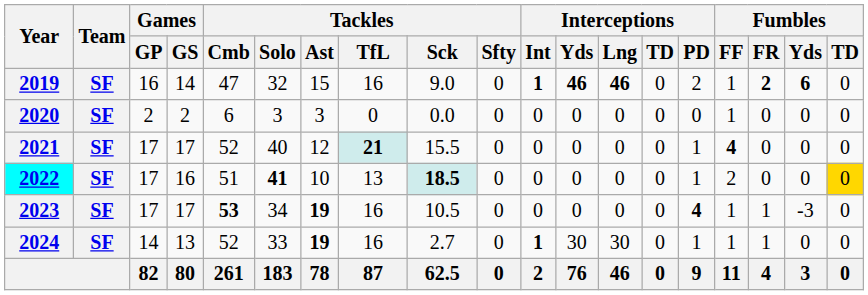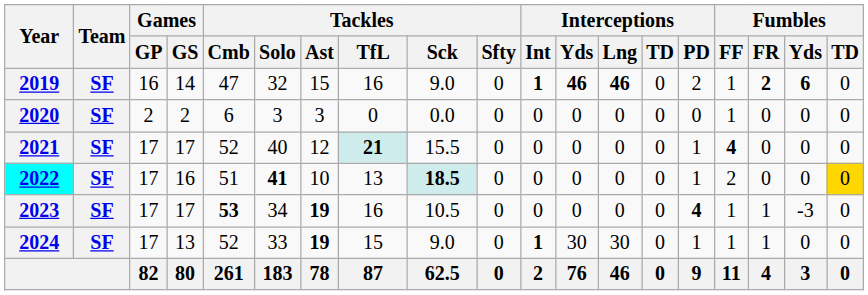(149, 242) 14 -> (149, 242) 17
(373, 242) 16 -> (373, 242) 15
(442, 242) 2.7 -> (442, 242) 9.0
